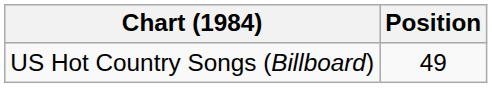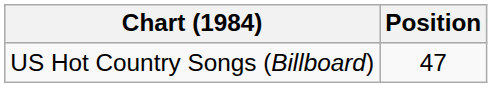(433, 62) 49 -> (433, 62) 47
